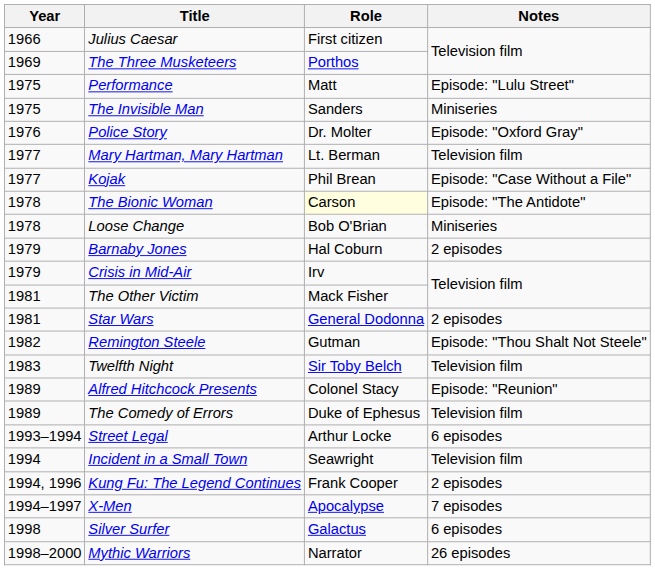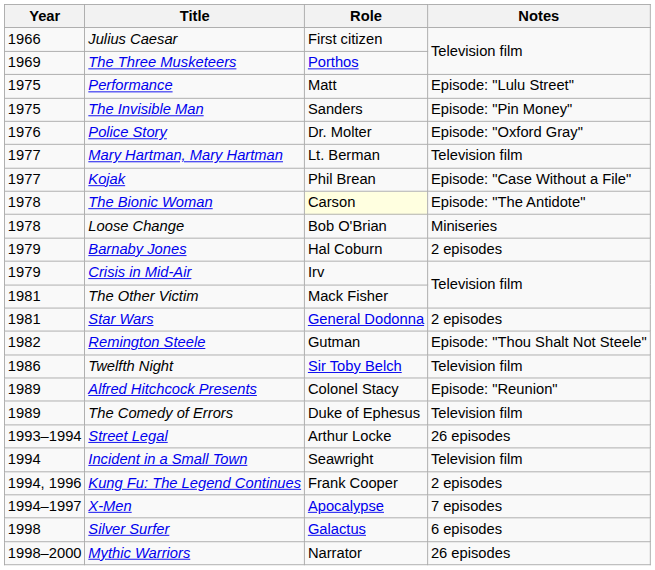(464, 109) Miniseries -> (502, 109) Episode: "Pin Money"
(24, 366) 1983 -> (24, 366) 1986
(466, 436) 6 episodes -> (471, 436) 26 episodes
